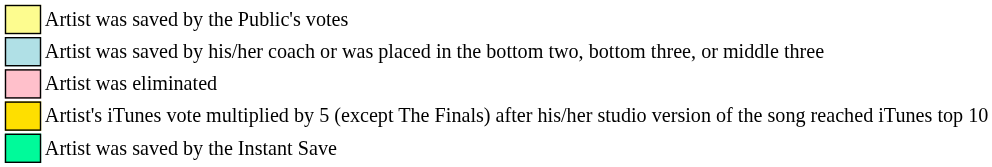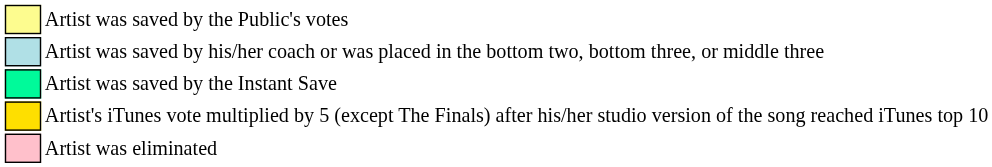rows swapped: (191, 148) <-> (131, 83)
